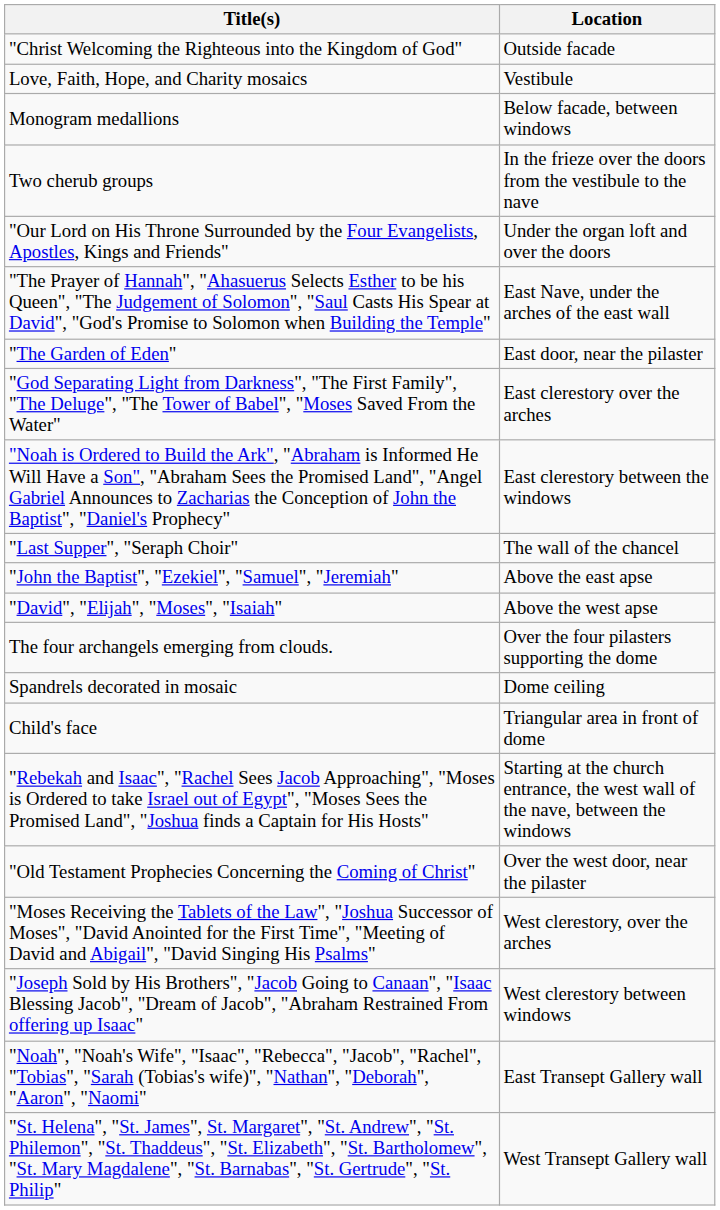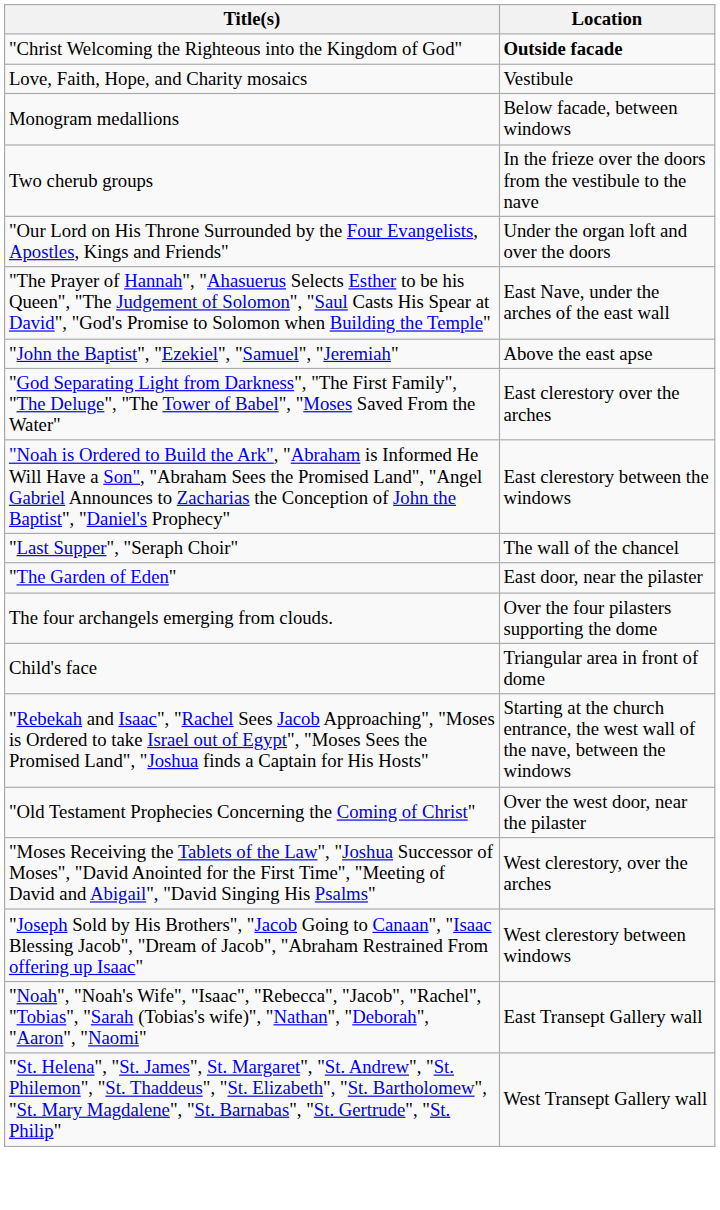(559, 49) normal -> (563, 49) bold
rows swapped: (93, 353) <-> (204, 577)
- row: (146, 607)
- row: (123, 687)
